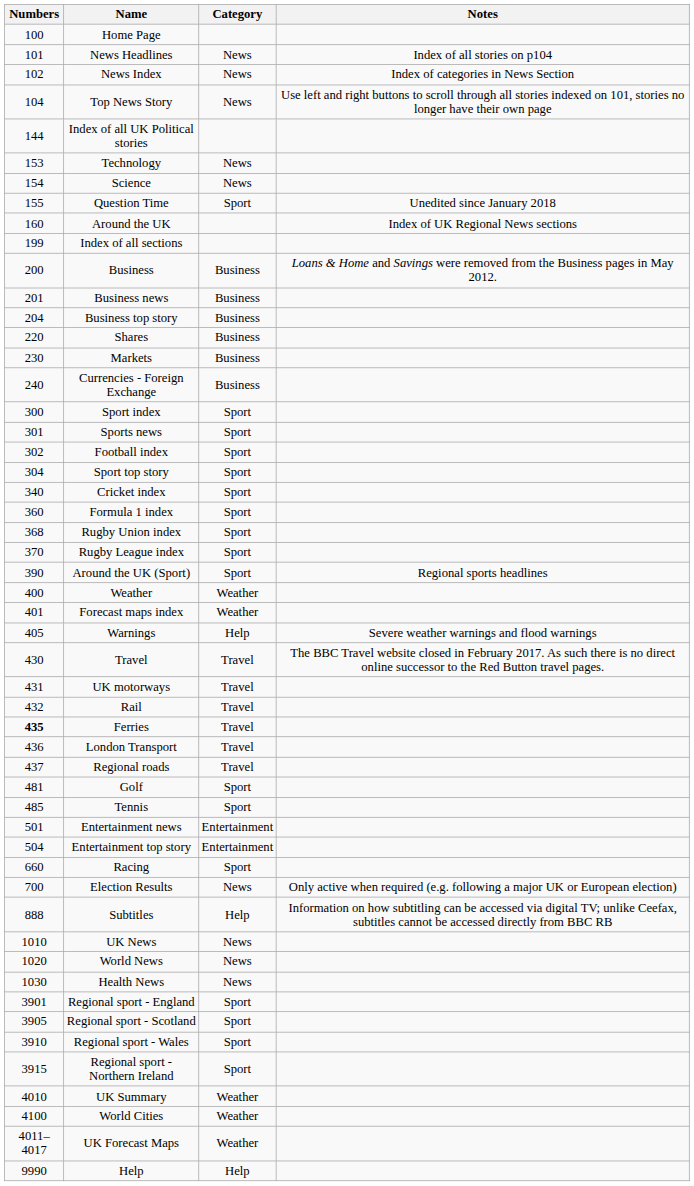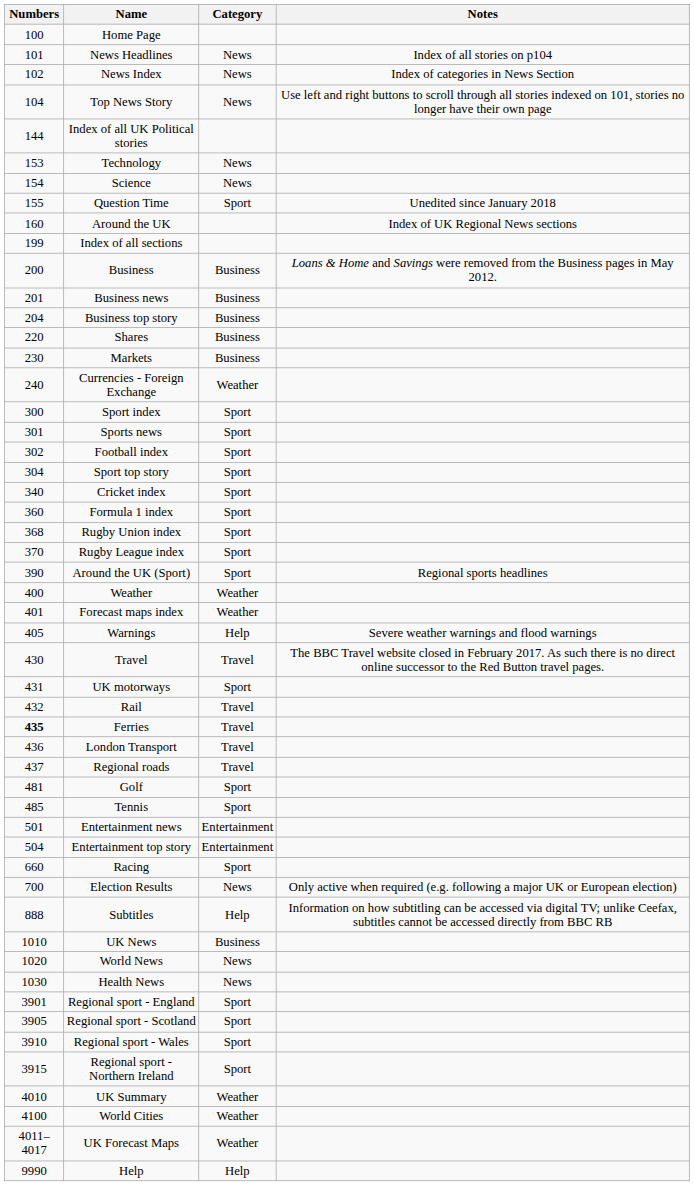(237, 385) Business -> (237, 385) Weather
(237, 687) Travel -> (237, 687) Sport
(237, 941) News -> (237, 941) Business
